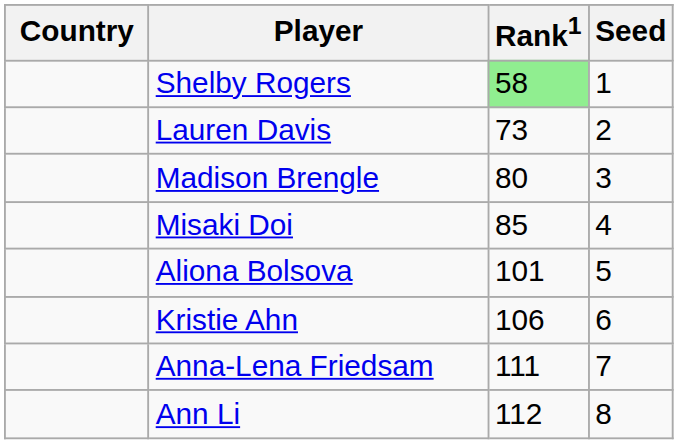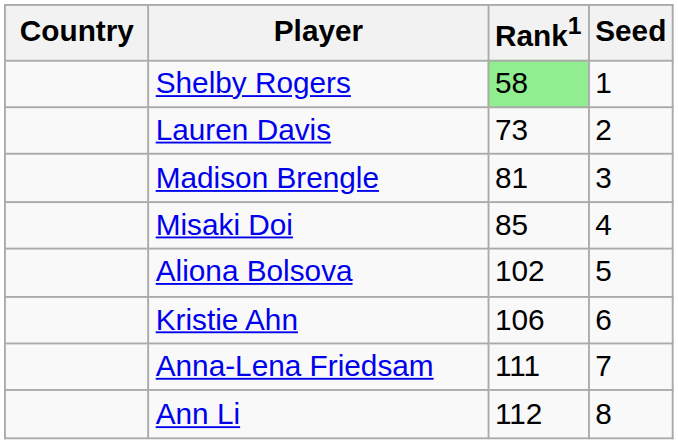(511, 177) 80 -> (511, 177) 81
(520, 272) 101 -> (520, 272) 102
